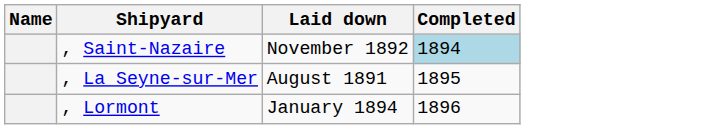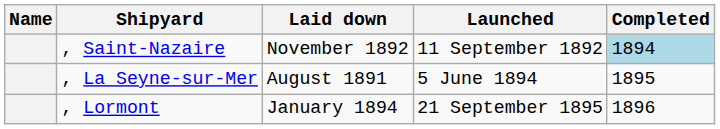+ column: (510, 20)
